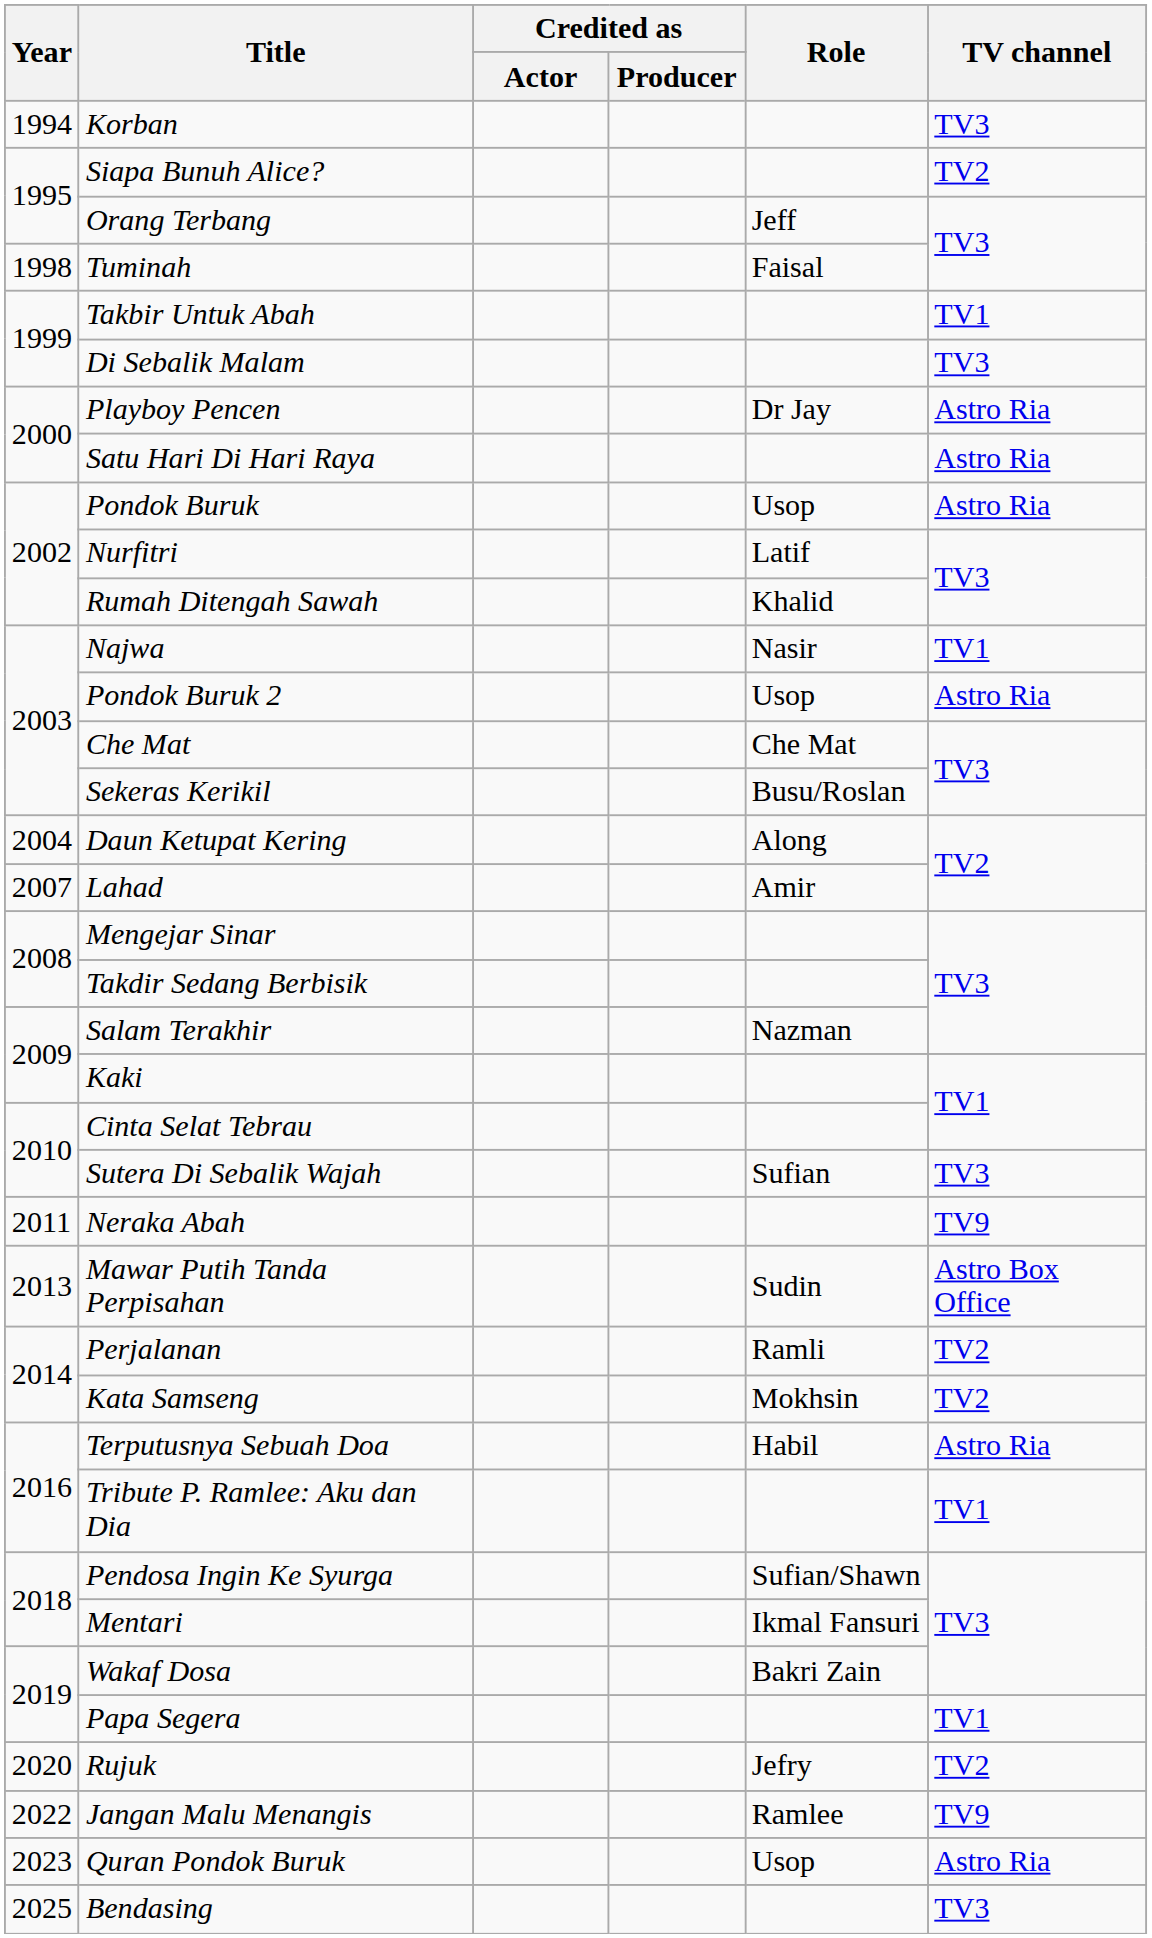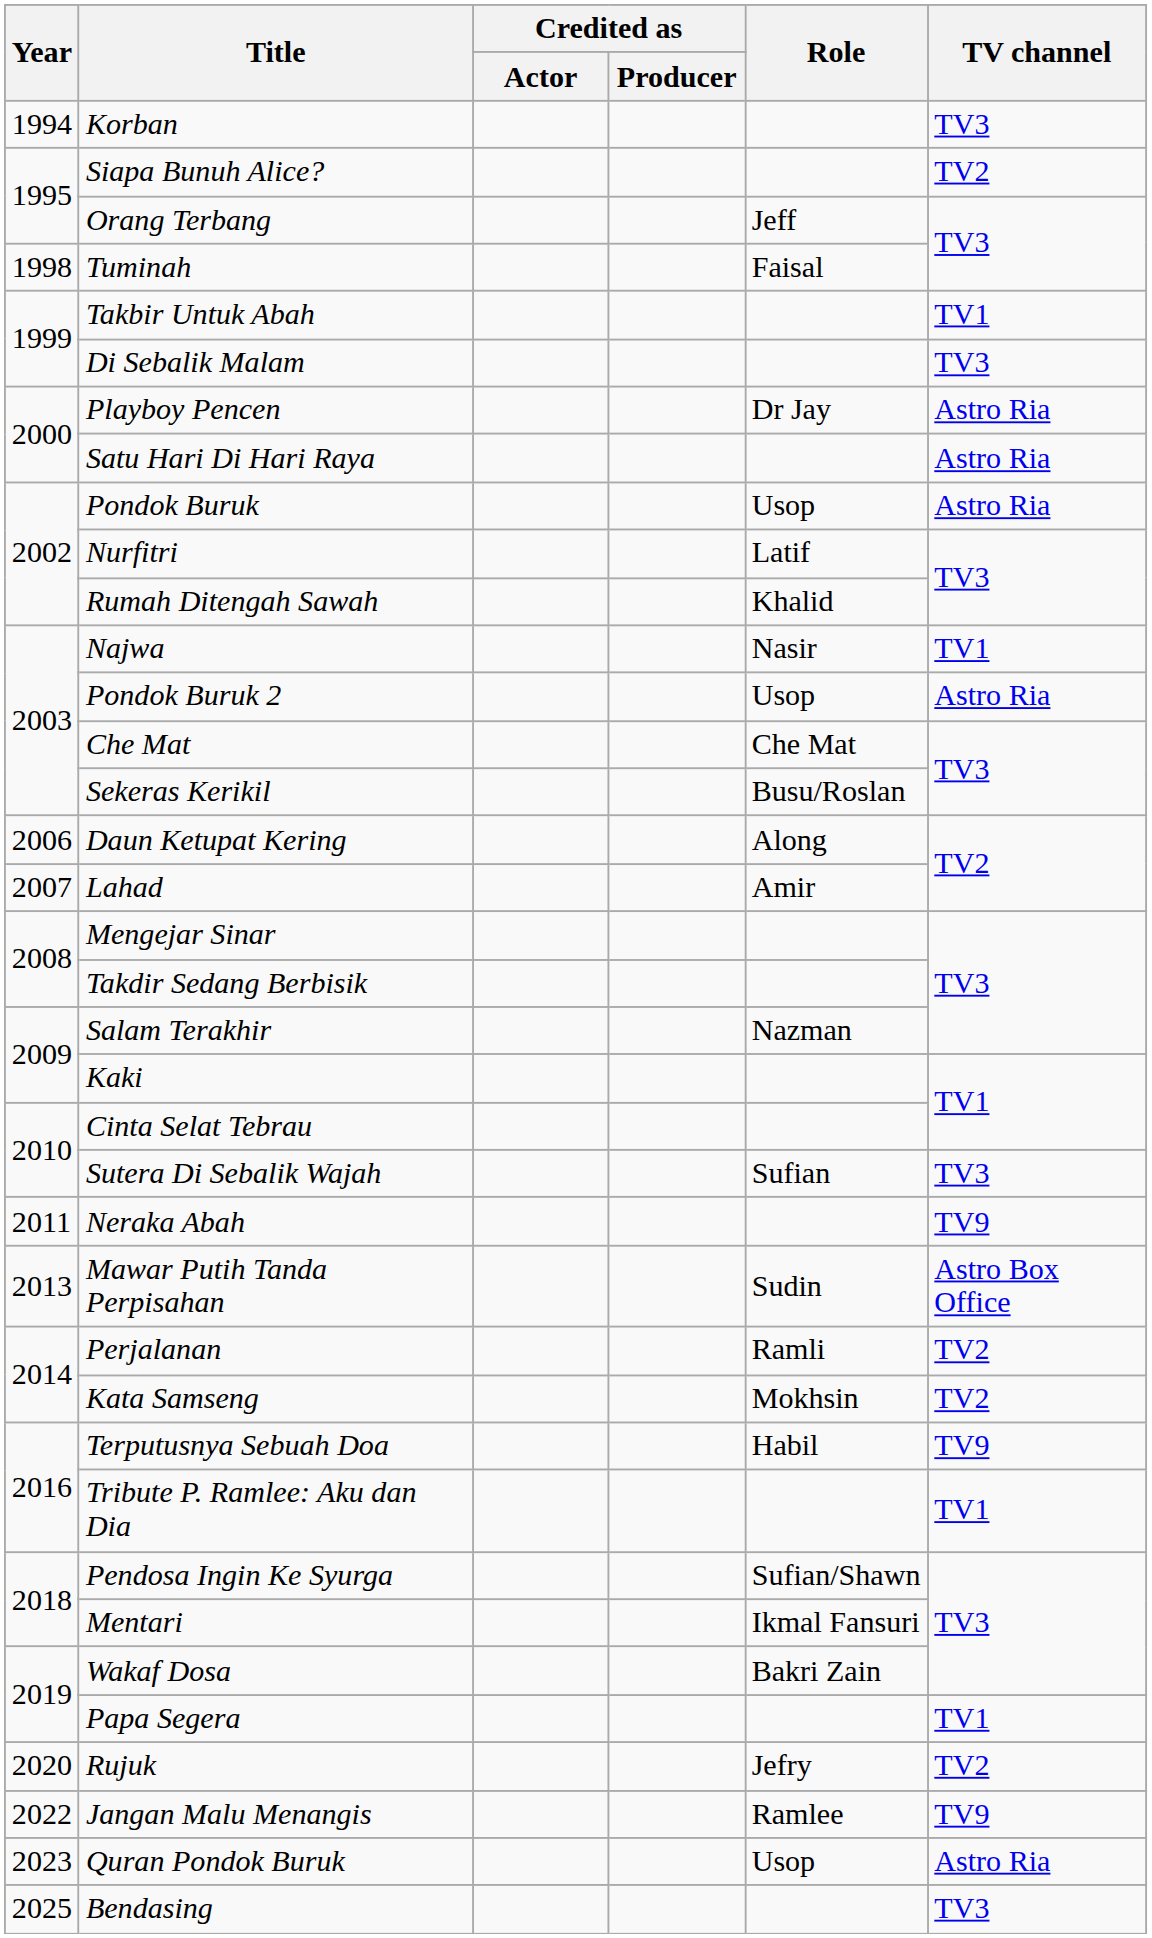(42, 839) 2004 -> (42, 839) 2006
(992, 1445) Astro Ria -> (962, 1445) TV9
